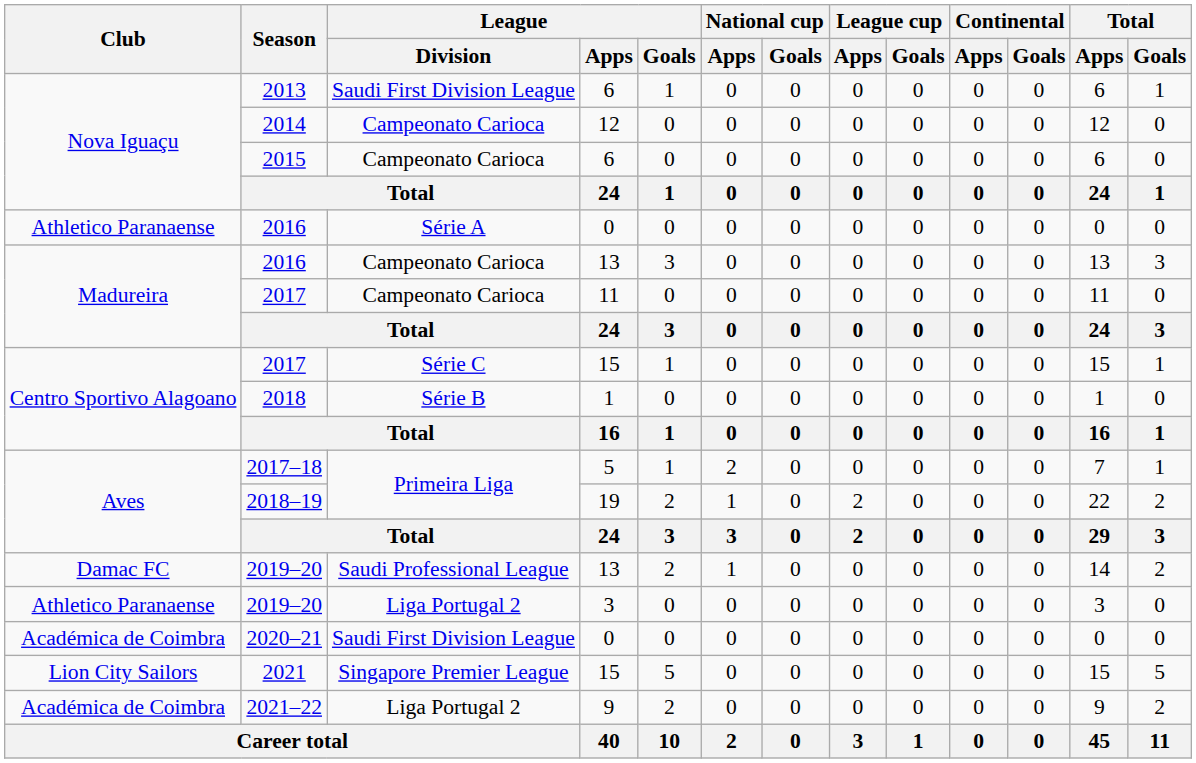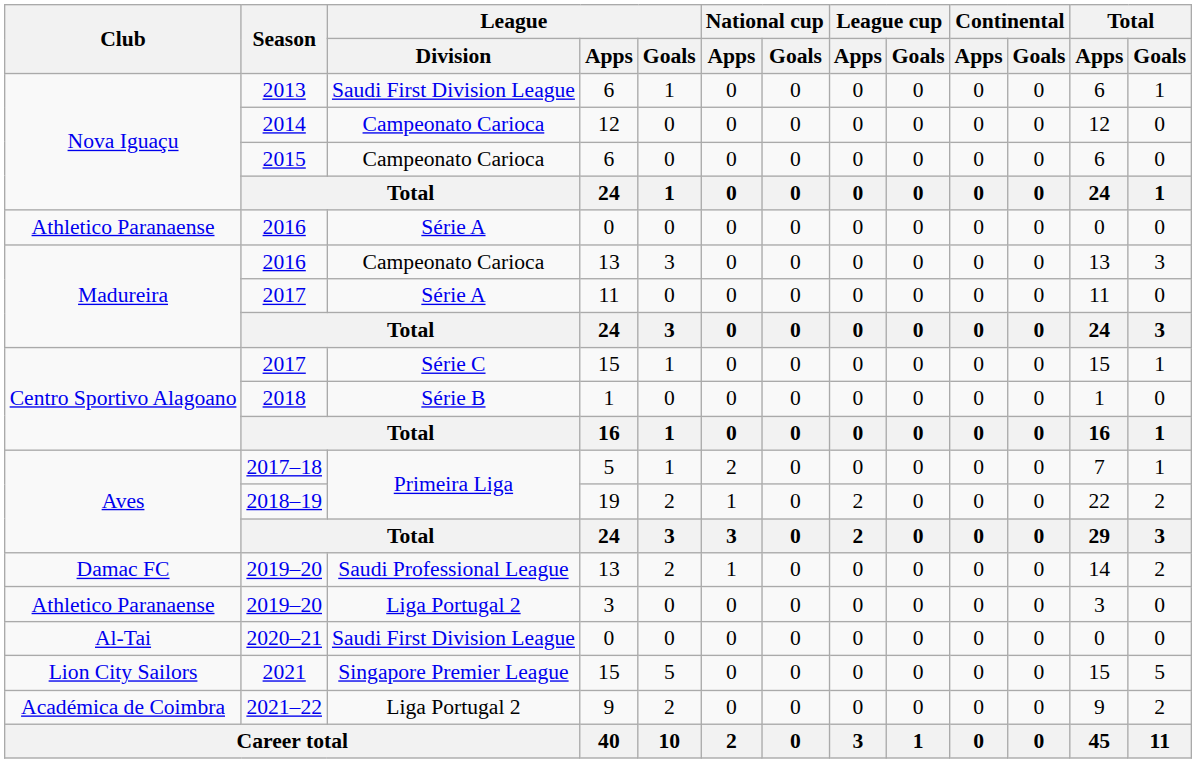(453, 295) Campeonato Carioca -> (453, 295) Série A
(123, 638) Académica de Coimbra -> (123, 638) Al-Tai
